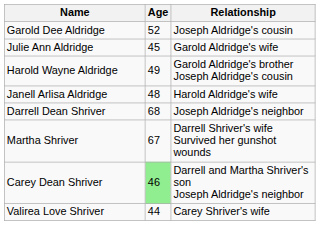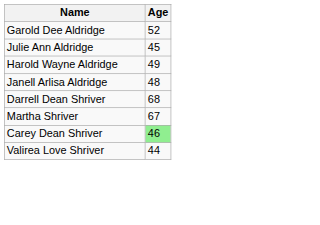- column: (243, 13)
